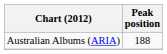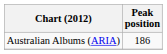(142, 40) 188 -> (142, 40) 186
